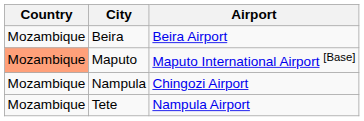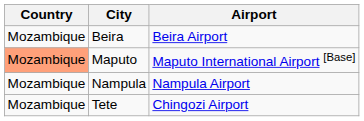(200, 83) Chingozi Airport -> (201, 83) Nampula Airport
(201, 105) Nampula Airport -> (200, 105) Chingozi Airport
